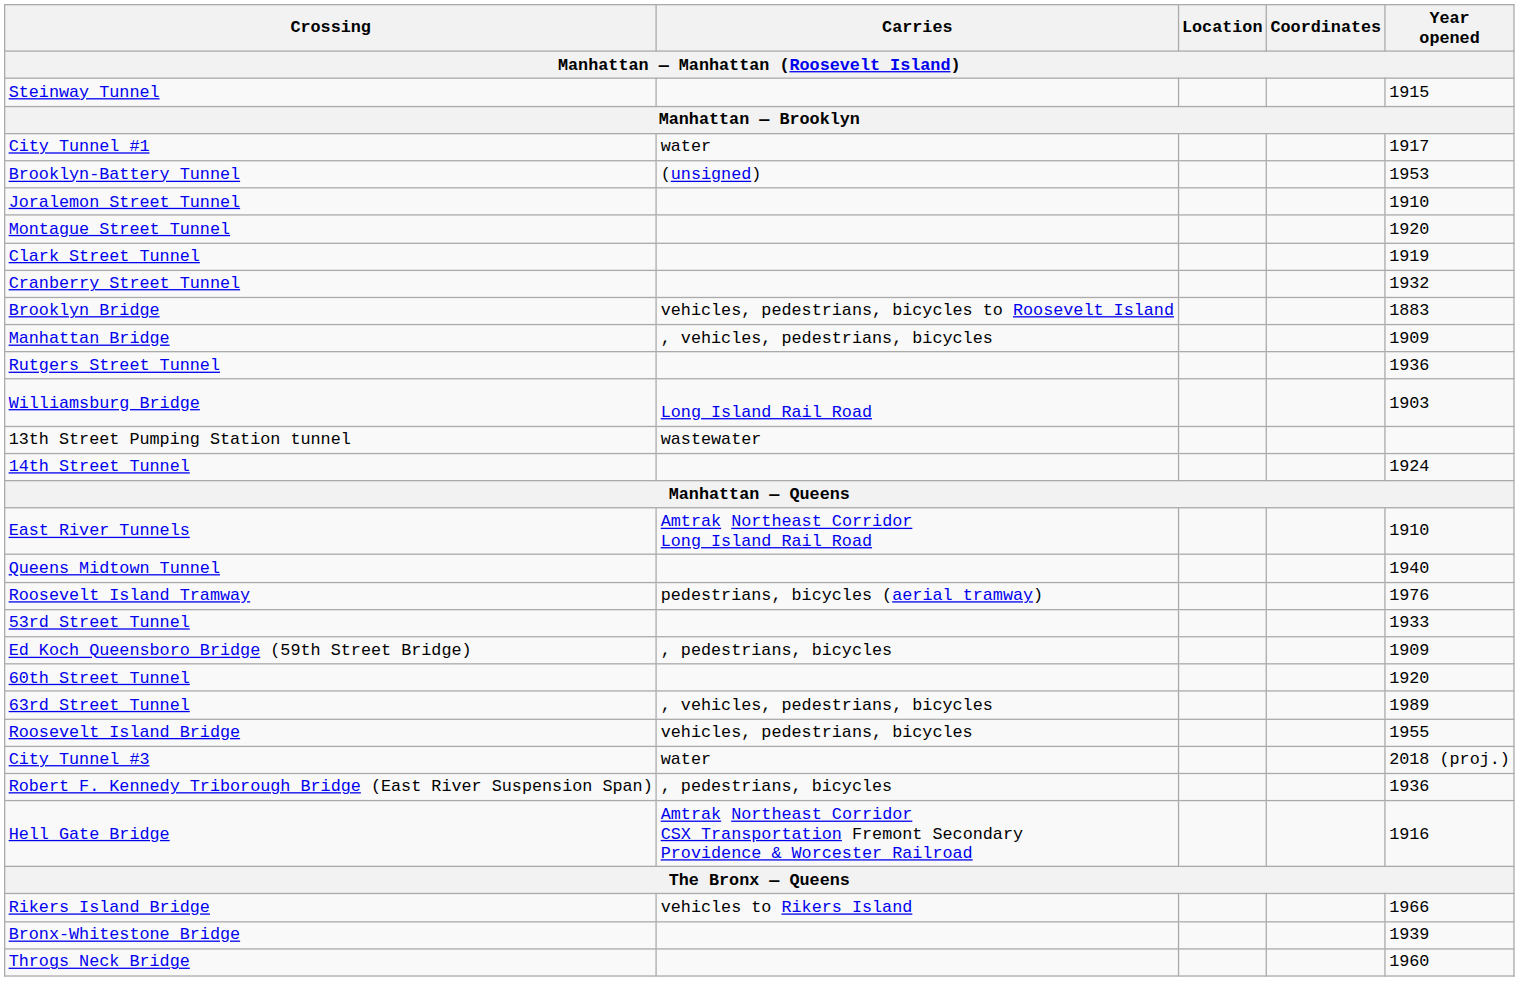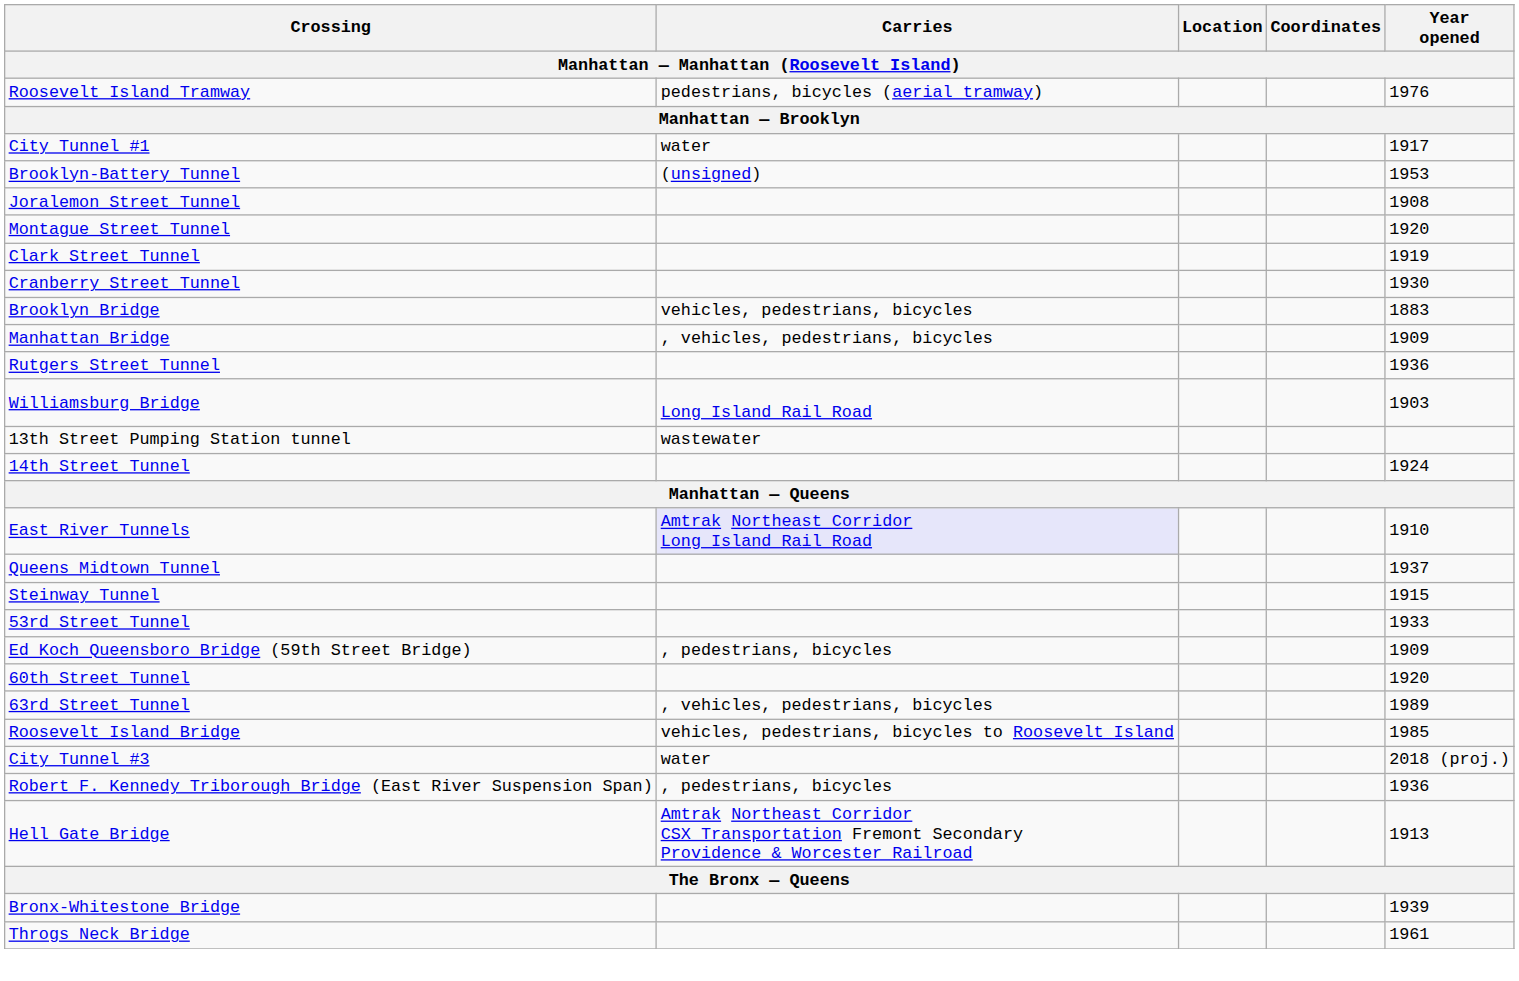rows swapped: (129, 596) <-> (84, 92)
(1409, 202) 1910 -> (1409, 202) 1908
(1409, 284) 1932 -> (1409, 284) 1930
(917, 311) vehicles, pedestrians, bicycles to Roosevelt Island -> (817, 311) vehicles, pedestrians, bicycles
(787, 531) no background -> (787, 531) lavender background
(1409, 568) 1940 -> (1409, 568) 1937
(817, 732) vehicles, pedestrians, bicycles -> (917, 732) vehicles, pedestrians, bicycles to Roosevelt Island
(1409, 732) 1955 -> (1409, 732) 1985
(1409, 834) 1916 -> (1409, 834) 1913
- row: (109, 908)
(1409, 962) 1960 -> (1409, 935) 1961
